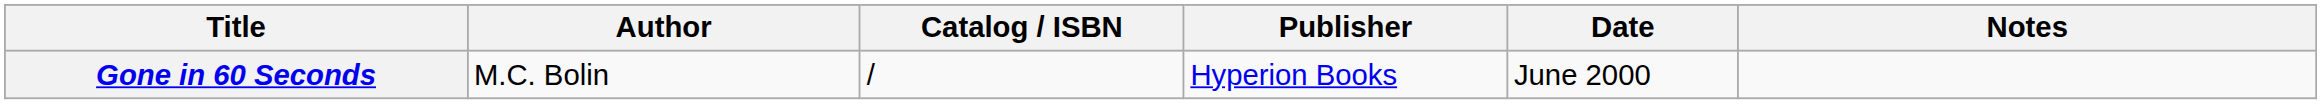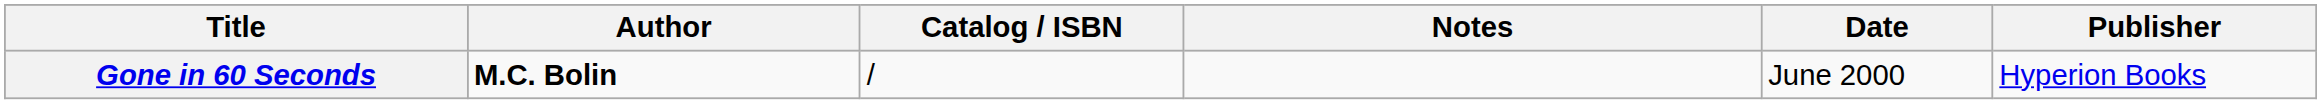columns swapped: (1345, 27) <-> (2027, 27)
(541, 74) normal -> (545, 74) bold
